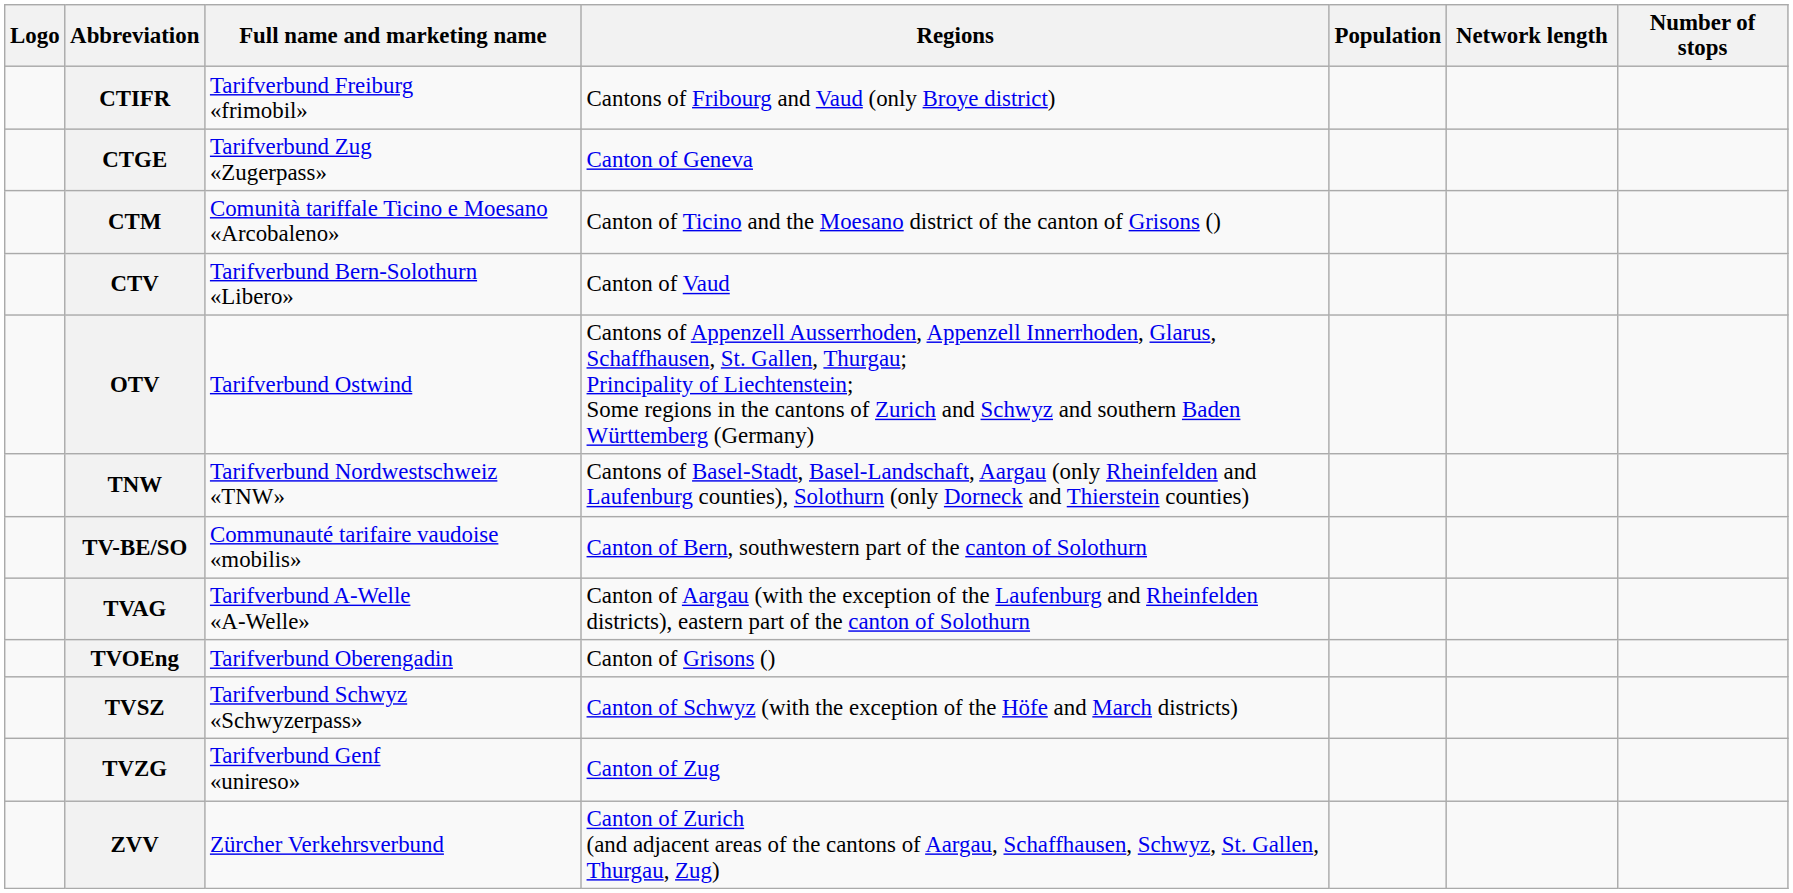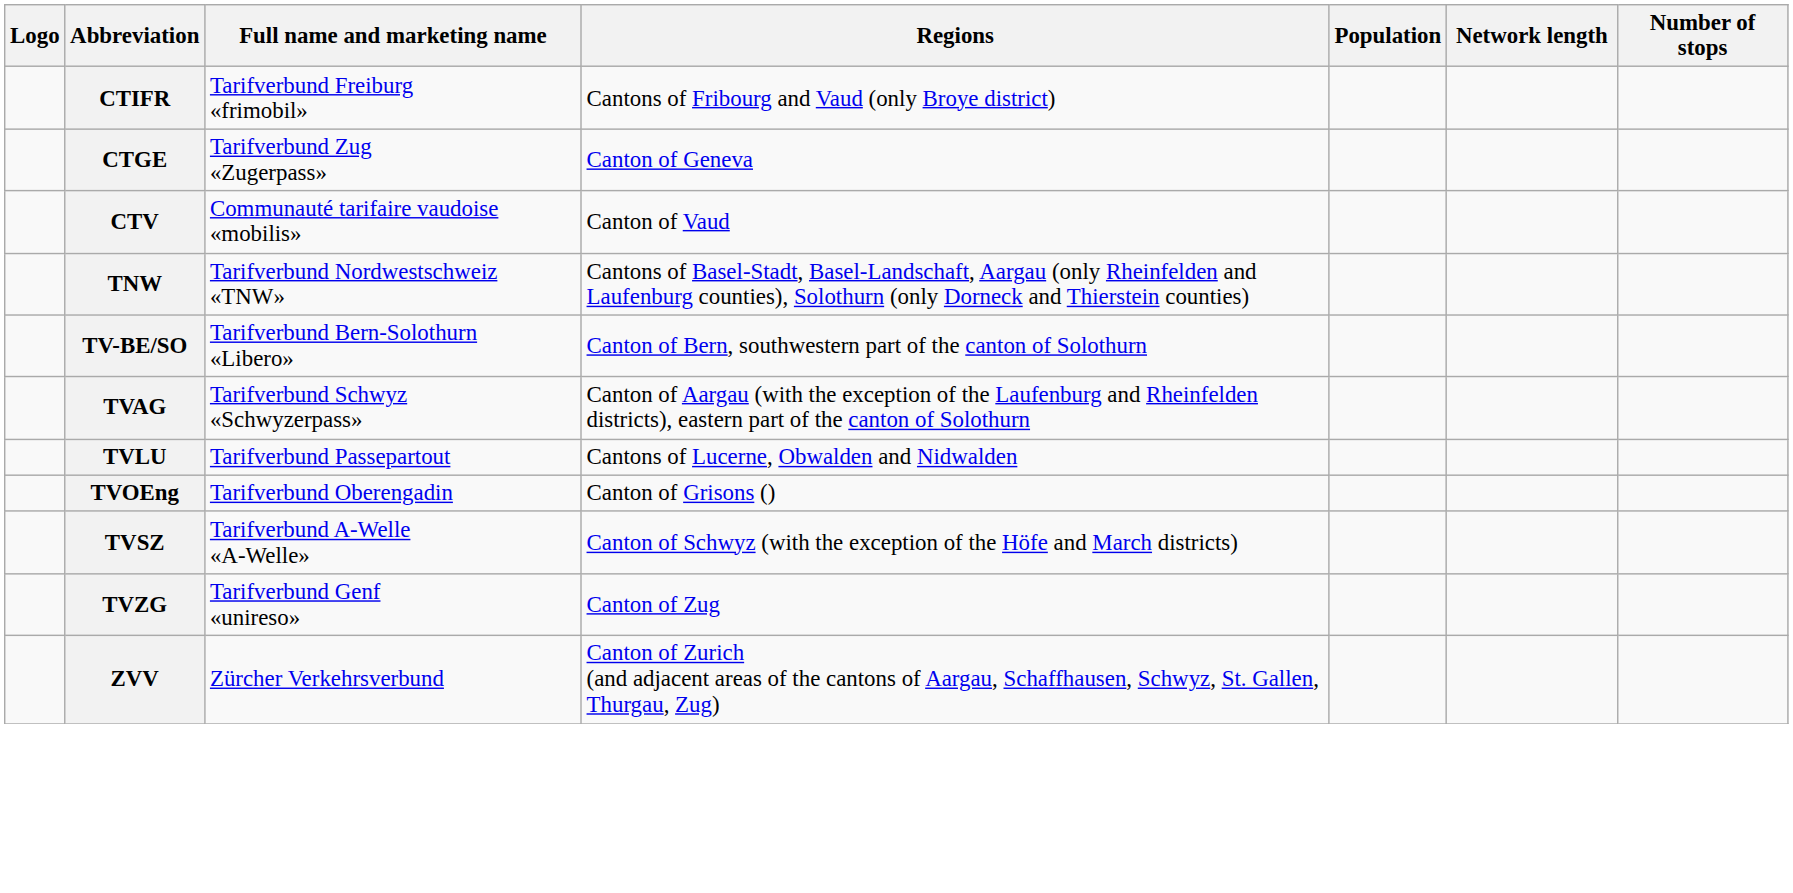- row: (135, 221)
(344, 283) Tarifverbund Bern-Solothurn «Libero» -> (354, 221) Communauté tarifaire vaudoise «mobilis»
- row: (135, 384)
(354, 546) Communauté tarifaire vaudoise «mobilis» -> (344, 345) Tarifverbund Bern-Solothurn «Libero»
(310, 608) Tarifverbund A-Welle «A-Welle» -> (309, 407) Tarifverbund Schwyz «Schwyzerpass»
+ row: (135, 456)
(309, 707) Tarifverbund Schwyz «Schwyzerpass» -> (310, 542) Tarifverbund A-Welle «A-Welle»
